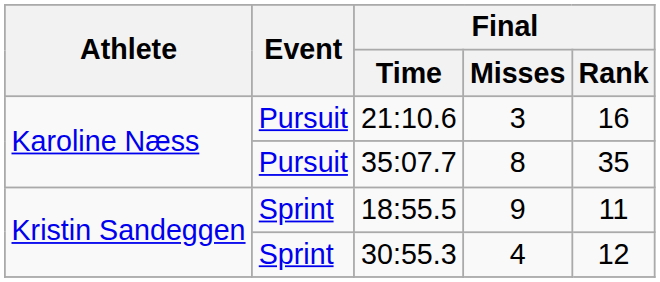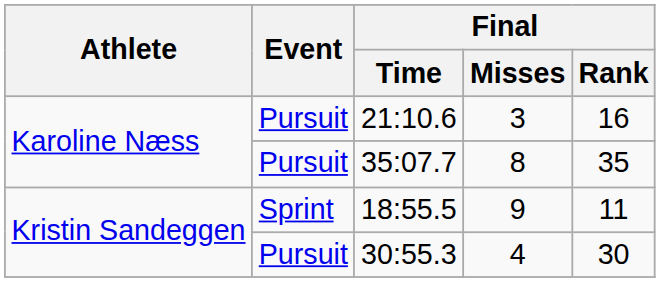(296, 254) Sprint -> (303, 254) Pursuit
(614, 254) 12 -> (614, 254) 30
